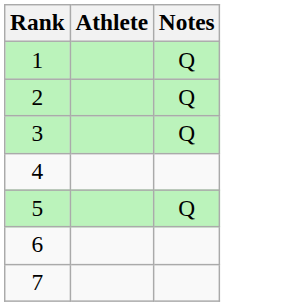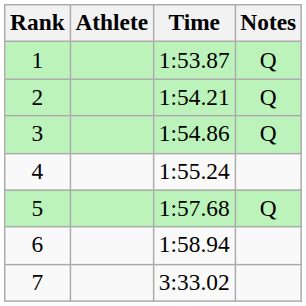+ column: (194, 23)
